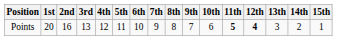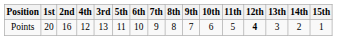columns swapped: (86, 11) <-> (104, 11)
(233, 27) bold -> (233, 27) normal
